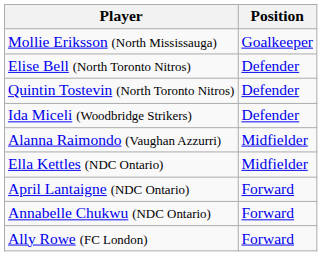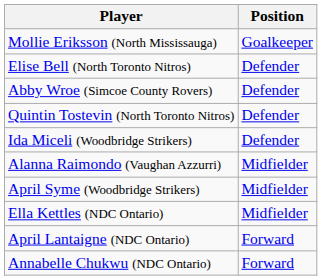+ row: (110, 90)
+ row: (104, 189)
- row: (78, 238)
